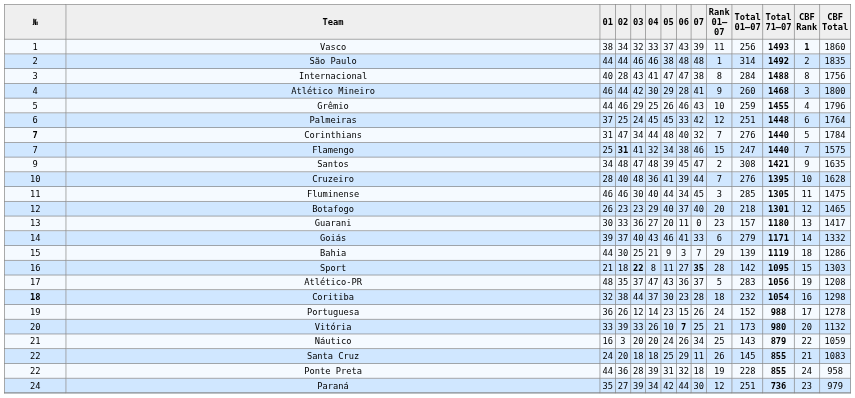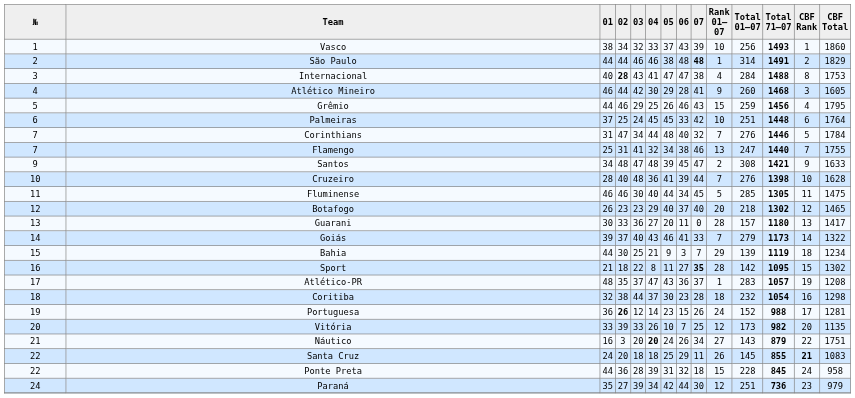(719, 47) 11 -> (719, 47) 10
(807, 47) bold -> (807, 47) normal
(699, 61) normal -> (699, 61) bold
(778, 61) 1492 -> (778, 61) 1491
(835, 61) 1835 -> (835, 61) 1829
(623, 76) normal -> (623, 76) bold
(719, 76) 8 -> (719, 76) 4
(835, 76) 1756 -> (835, 76) 1753
(835, 91) 1800 -> (835, 91) 1605
(719, 106) 10 -> (719, 106) 15
(778, 106) 1455 -> (778, 106) 1456
(835, 106) 1796 -> (835, 106) 1795
(719, 120) 12 -> (719, 120) 10
(35, 135) bold -> (35, 135) normal
(778, 135) 1440 -> (778, 135) 1446
(623, 150) bold -> (623, 150) normal
(719, 150) 15 -> (719, 150) 13
(835, 150) 1575 -> (835, 150) 1755
(835, 164) 1635 -> (835, 164) 1633
(778, 179) 1395 -> (778, 179) 1398
(719, 194) 3 -> (719, 194) 5
(778, 209) 1301 -> (778, 209) 1302
(719, 223) 23 -> (719, 223) 28
(719, 238) 6 -> (719, 238) 7
(778, 238) 1171 -> (778, 238) 1173
(835, 238) 1332 -> (835, 238) 1322
(835, 253) 1286 -> (835, 253) 1234
(638, 268) bold -> (638, 268) normal
(835, 268) 1303 -> (835, 268) 1302
(719, 282) 5 -> (719, 282) 1
(778, 282) 1056 -> (778, 282) 1057
(35, 297) bold -> (35, 297) normal
(623, 312) normal -> (623, 312) bold
(835, 312) 1278 -> (835, 312) 1281
(684, 327) bold -> (684, 327) normal
(719, 327) 21 -> (719, 327) 12
(778, 327) 980 -> (778, 327) 982
(835, 327) 1132 -> (835, 327) 1135
(653, 341) normal -> (653, 341) bold
(719, 341) 25 -> (719, 341) 27
(835, 341) 1059 -> (835, 341) 1751
(807, 356) normal -> (807, 356) bold
(719, 371) 19 -> (719, 371) 15
(778, 371) 855 -> (778, 371) 845
